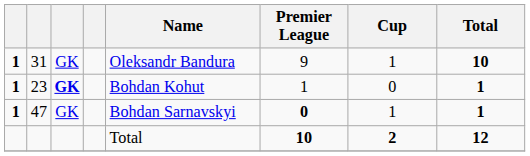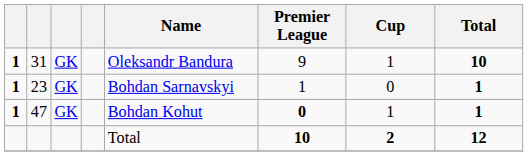(67, 86) bold -> (66, 86) normal
(157, 86) Bohdan Kohut -> (171, 86) Bohdan Sarnavskyi
(173, 112) Bohdan Sarnavskyi -> (155, 112) Bohdan Kohut
